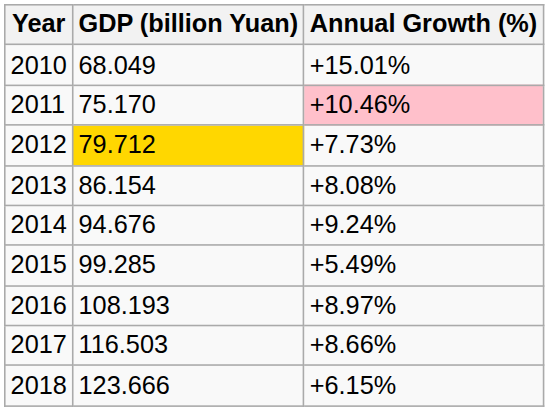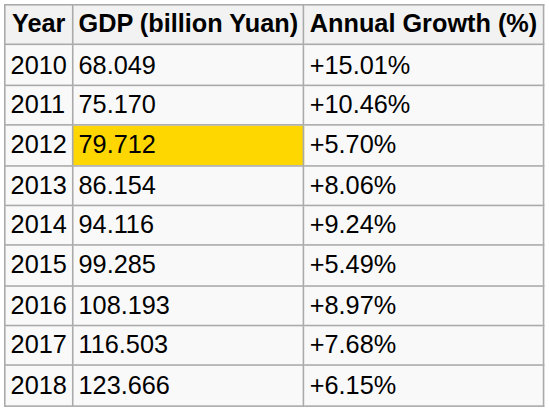(360, 104) pink background -> (360, 104) no background
(353, 144) +7.73% -> (353, 144) +5.70%
(353, 184) +8.08% -> (353, 184) +8.06%
(117, 225) 94.676 -> (116, 225) 94.116
(353, 345) +8.66% -> (353, 345) +7.68%
